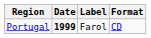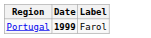- column: (127, 12)
